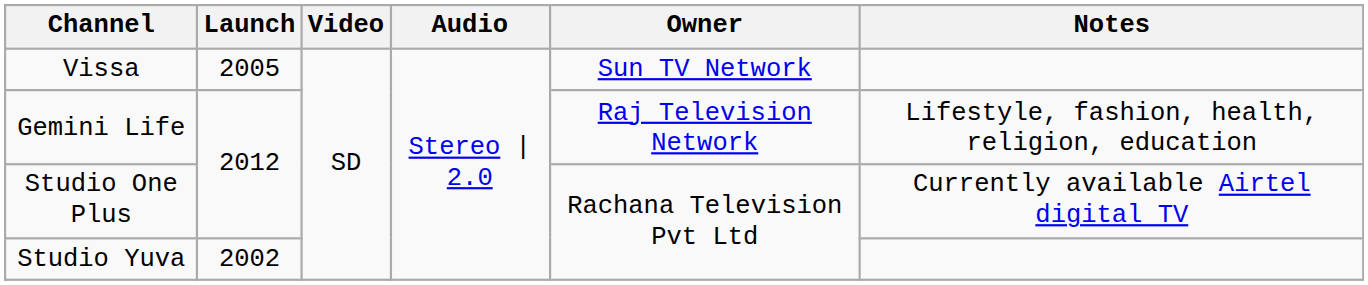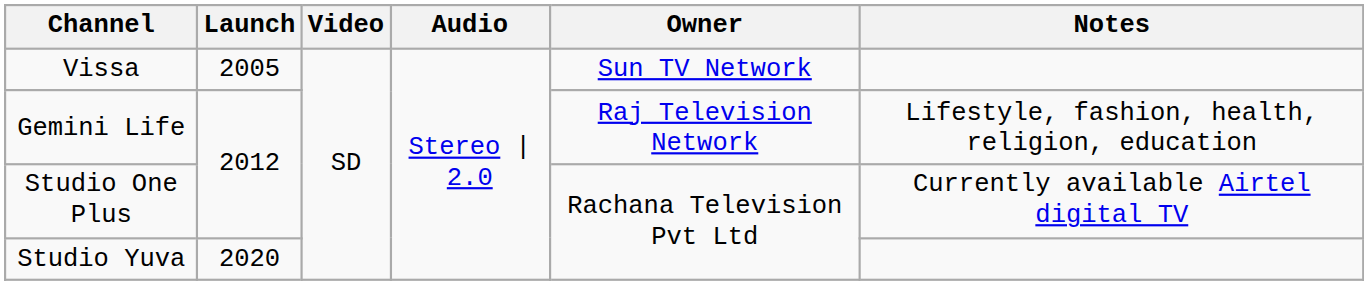(249, 259) 2002 -> (249, 259) 2020
